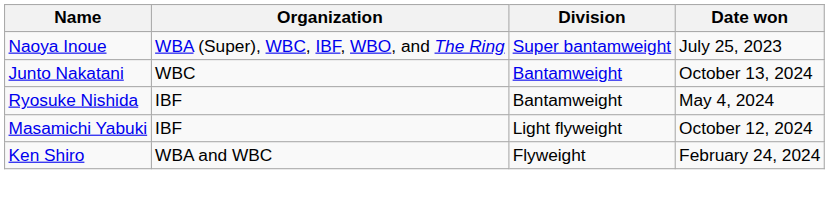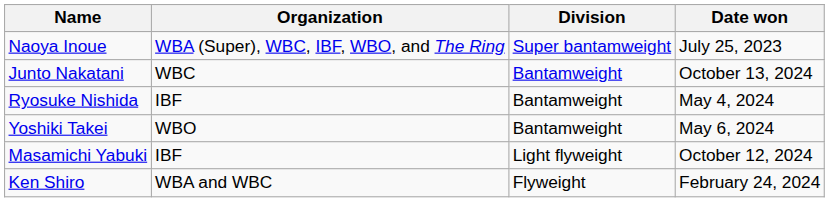+ row: (58, 127)
